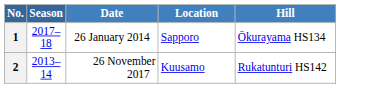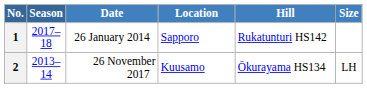+ column: (349, 13)
(282, 37) Ōkurayama HS134 -> (282, 37) Rukatunturi HS142
(282, 67) Rukatunturi HS142 -> (282, 67) Ōkurayama HS134
